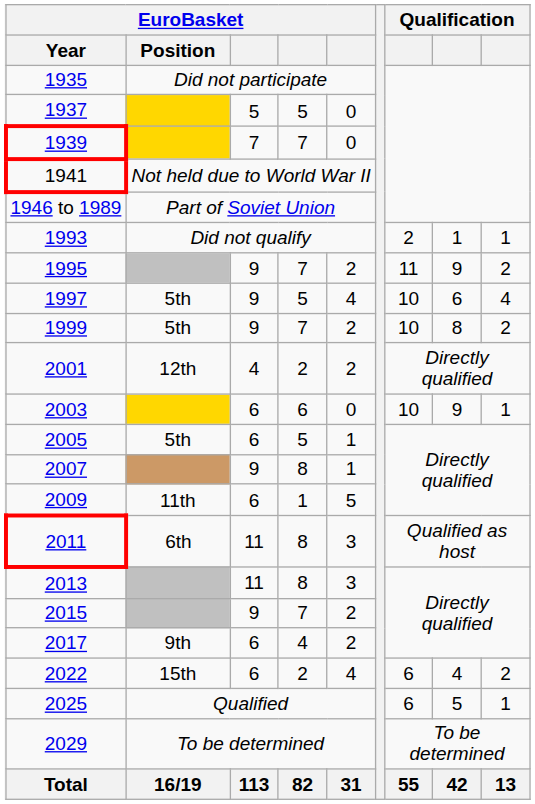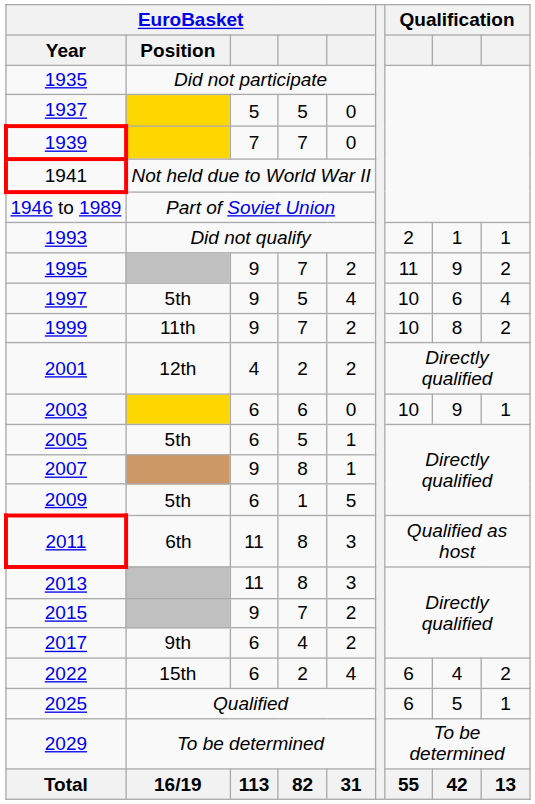(178, 328) 5th -> (178, 328) 11th
(178, 500) 11th -> (178, 500) 5th
